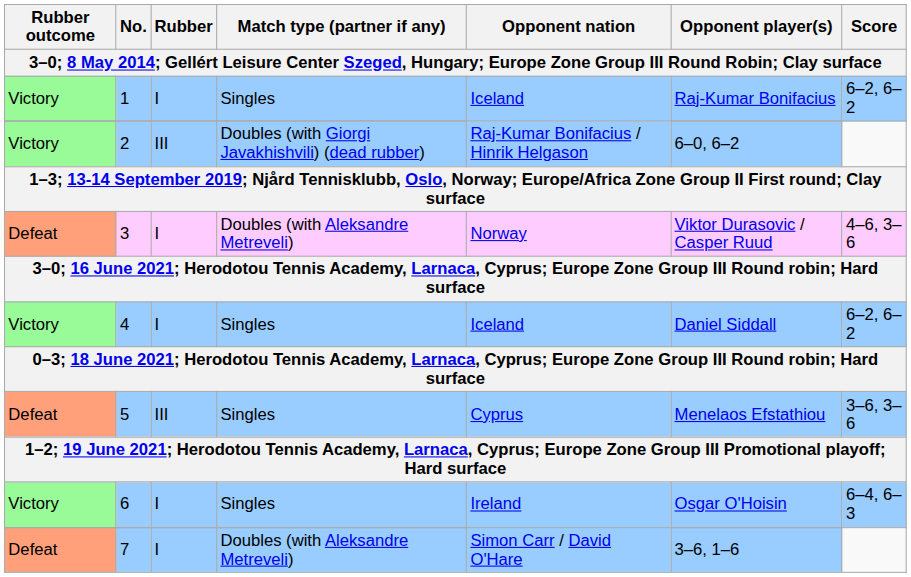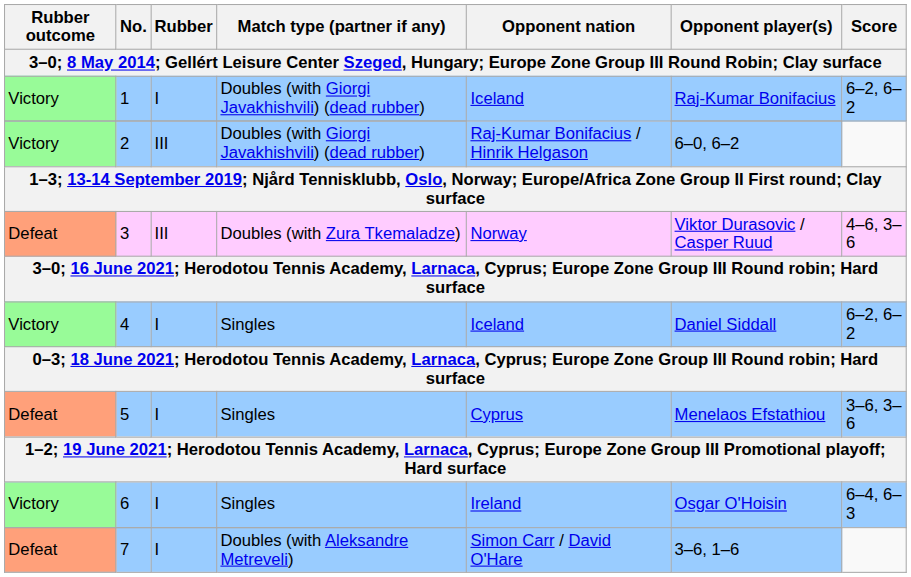(248, 98) Singles -> (323, 98) Doubles (with Giorgi Javakhishvili) (dead rubber)
(157, 233) I -> (161, 233) III
(314, 233) Doubles (with Aleksandre Metreveli) -> (341, 233) Doubles (with Zura Tkemaladze)
(161, 414) III -> (157, 414) I
